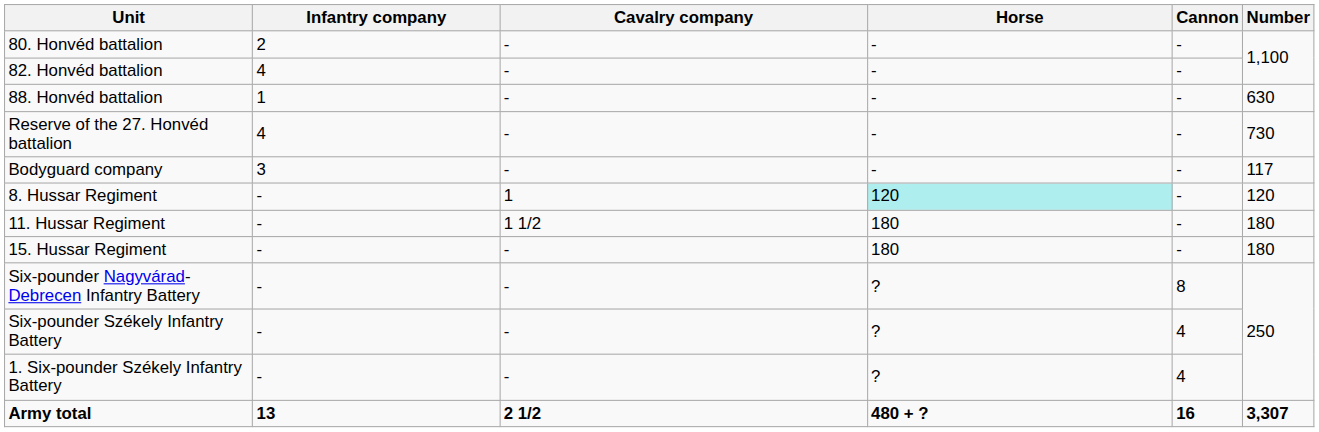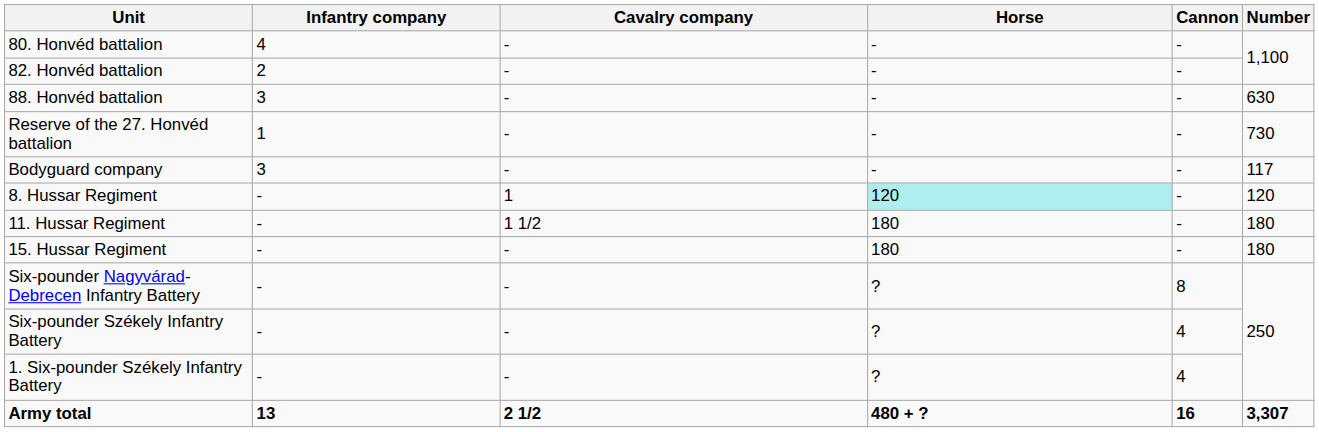(261, 44) 2 -> (261, 44) 4
(261, 71) 4 -> (261, 71) 2
(261, 97) 1 -> (261, 97) 3
(261, 133) 4 -> (261, 133) 1
